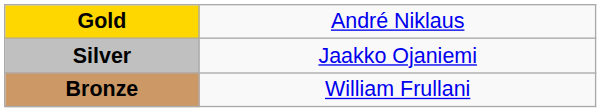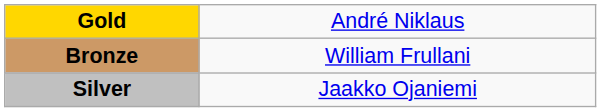rows swapped: (102, 55) <-> (102, 89)
